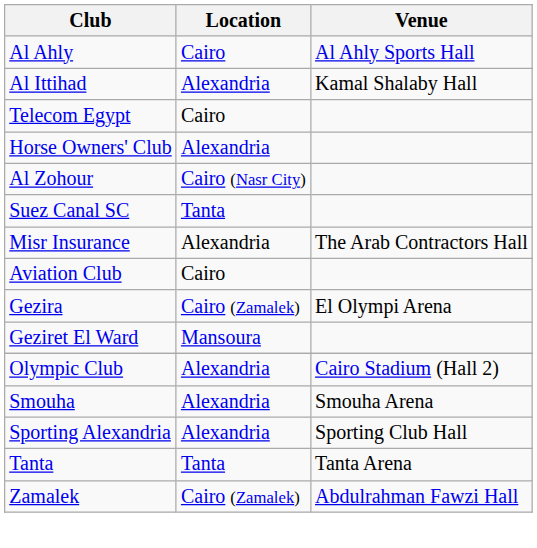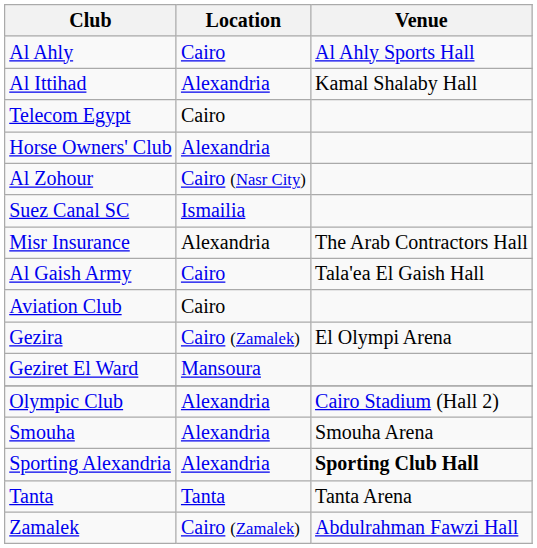(203, 210) Tanta -> (213, 210) Ismailia
+ row: (70, 274)
(391, 432) normal -> (397, 464) bold
